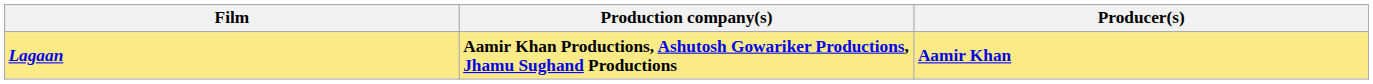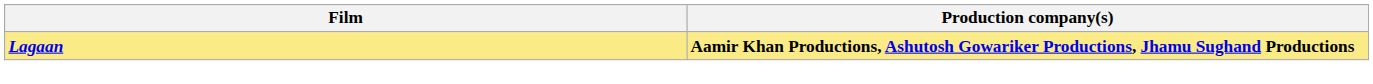- column: (1141, 18)
